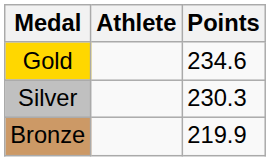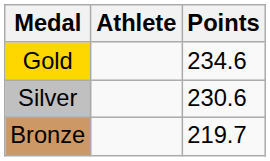(217, 98) 230.3 -> (217, 98) 230.6
(217, 135) 219.9 -> (217, 135) 219.7
